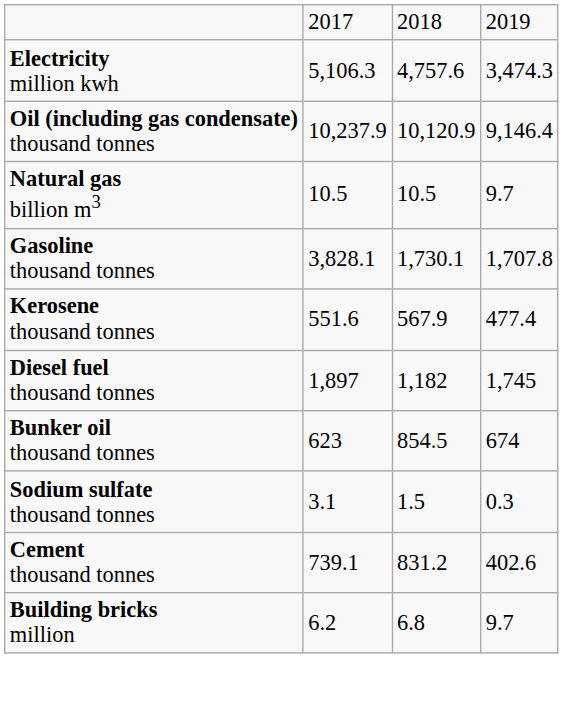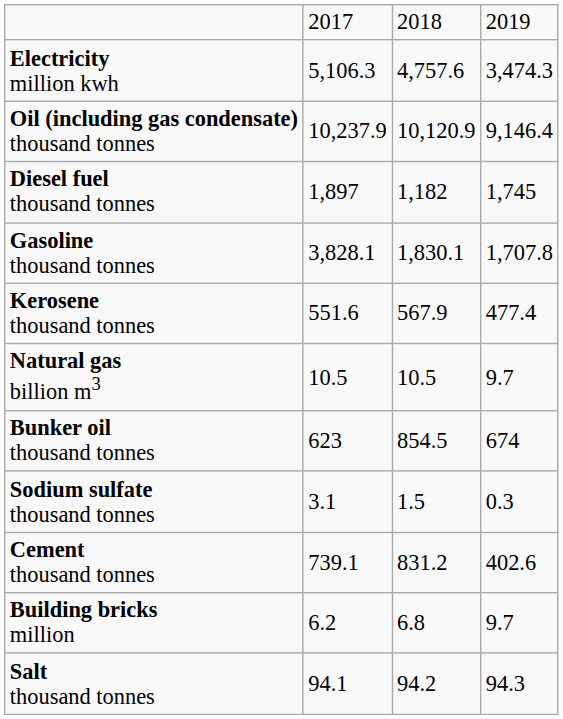rows swapped: (66, 194) <-> (82, 380)
(431, 258) 1,730.1 -> (431, 252) 1,830.1
+ row: (82, 683)
